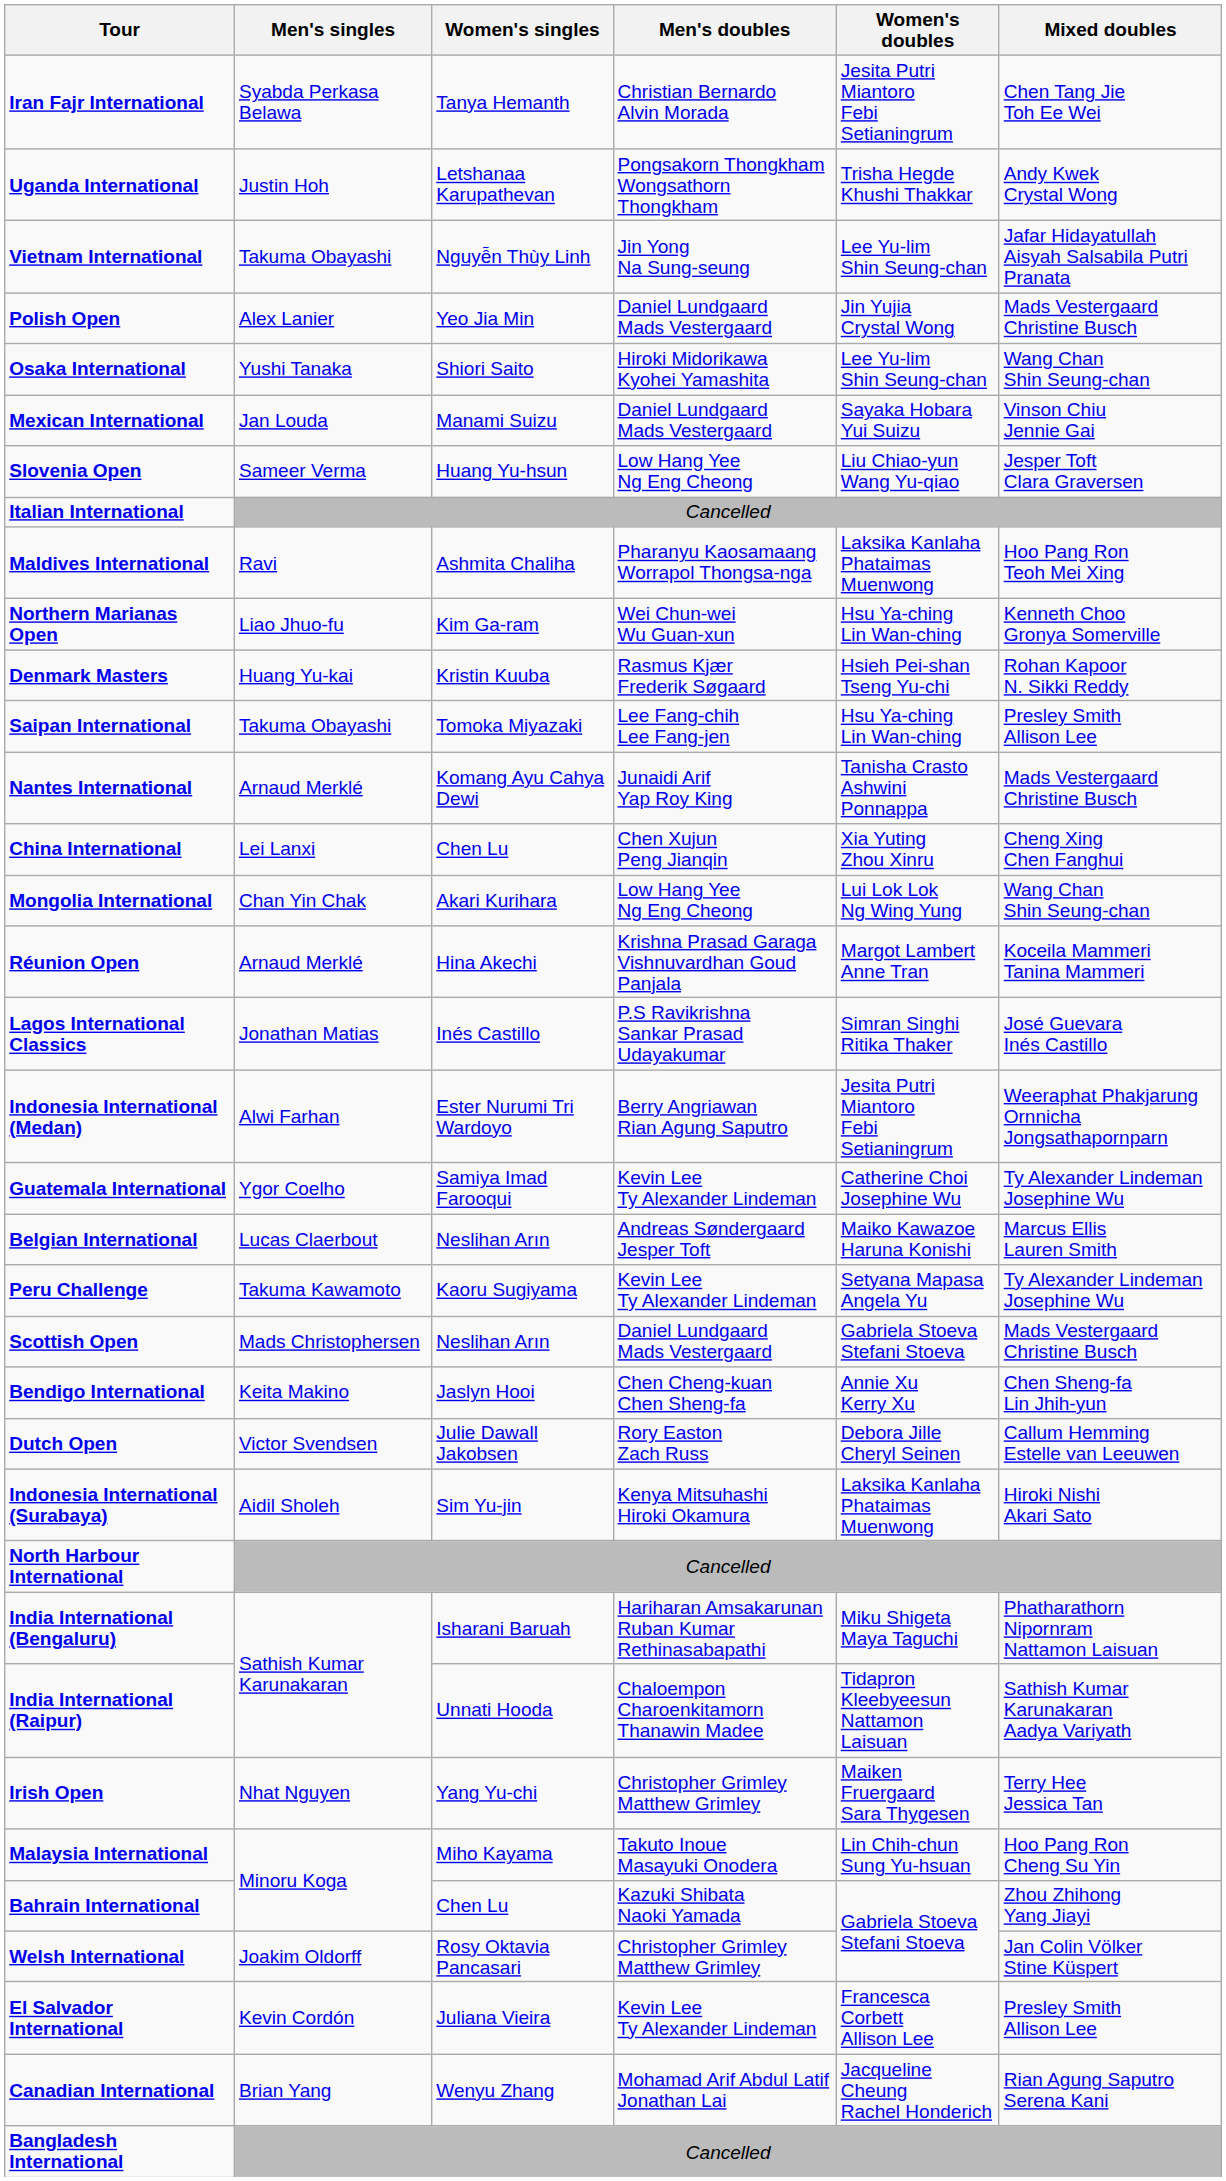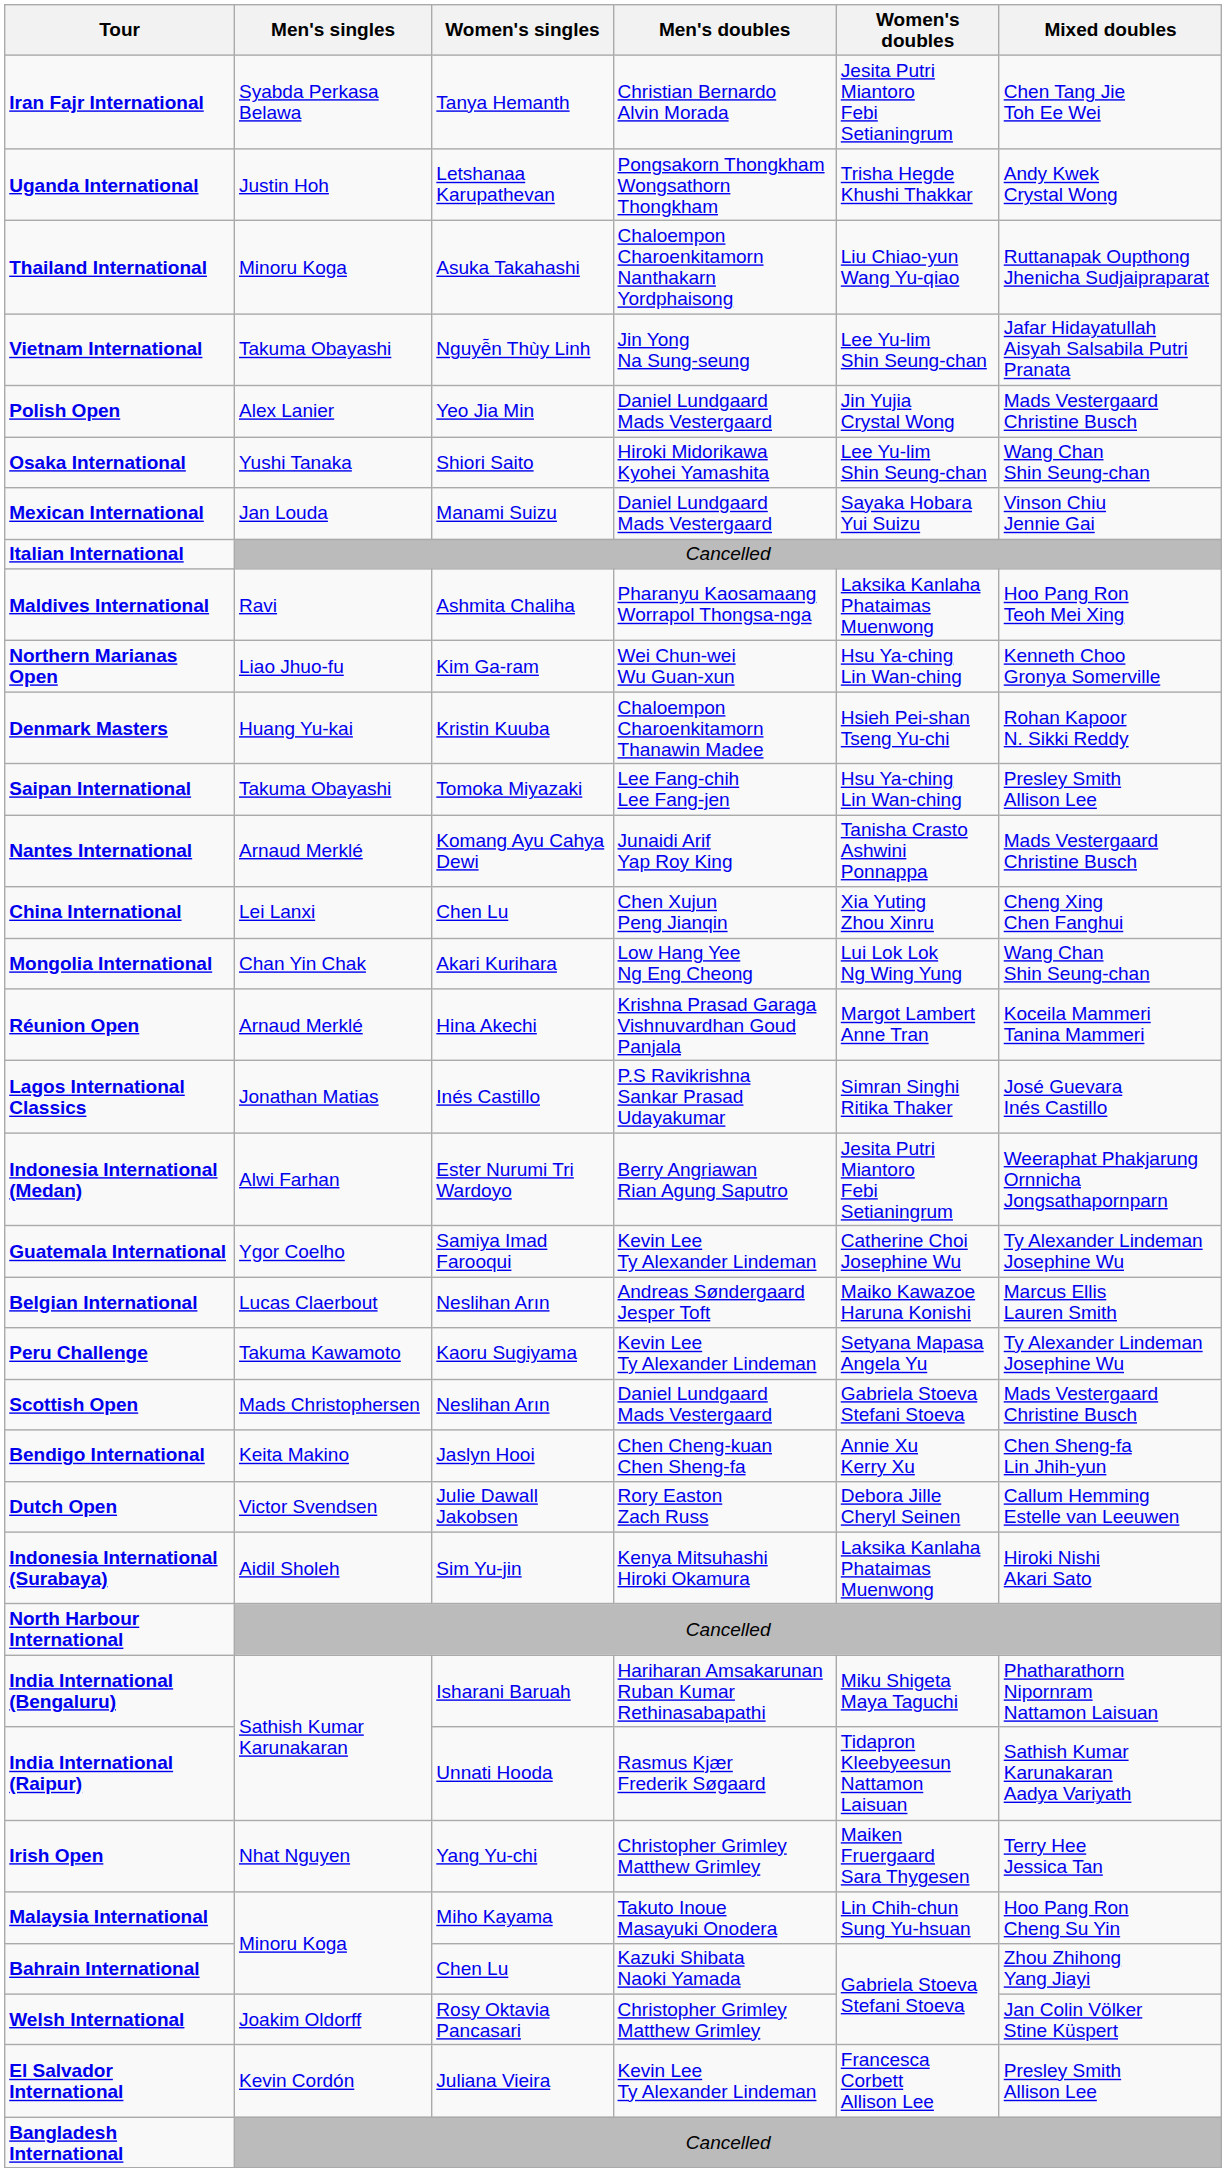+ row: (108, 267)
- row: (75, 471)
(692, 675) Rasmus Kjær Frederik Søgaard -> (691, 727) Chaloempon Charoenkitamorn Thanawin Madee
(691, 1710) Chaloempon Charoenkitamorn Thanawin Madee -> (692, 1773) Rasmus Kjær Frederik Søgaard
- row: (112, 2090)
